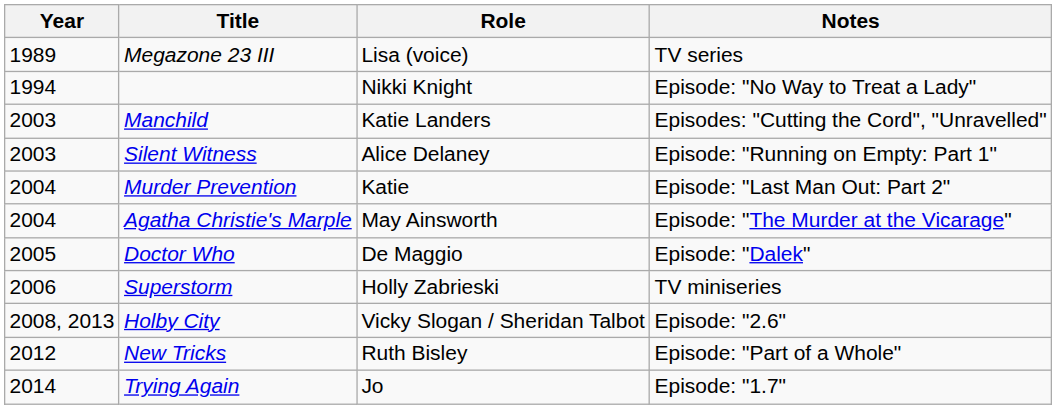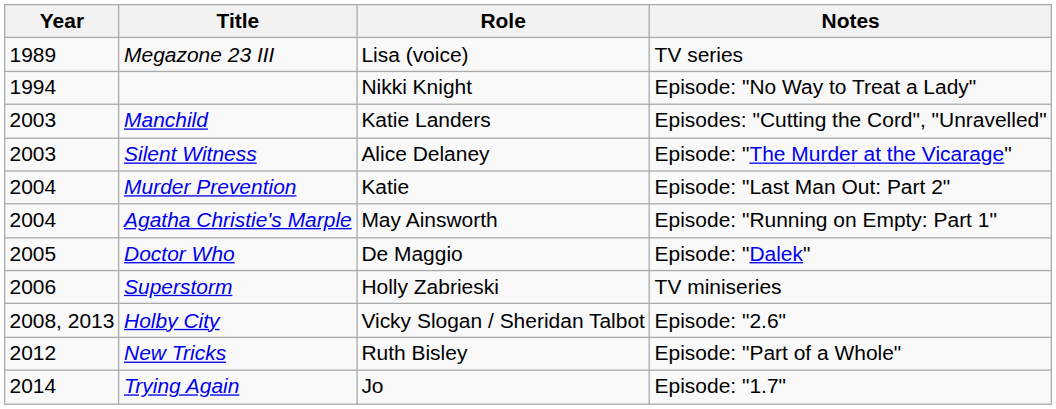(826, 154) Episode: "Running on Empty: Part 1" -> (833, 154) Episode: "The Murder at the Vicarage"
(833, 220) Episode: "The Murder at the Vicarage" -> (826, 220) Episode: "Running on Empty: Part 1"
